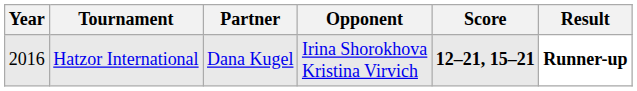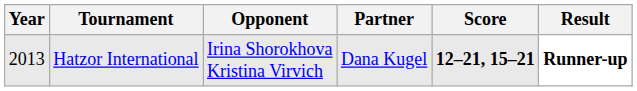columns swapped: (250, 19) <-> (365, 19)
(27, 60) 2016 -> (27, 60) 2013
